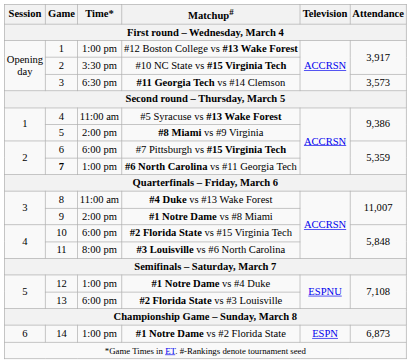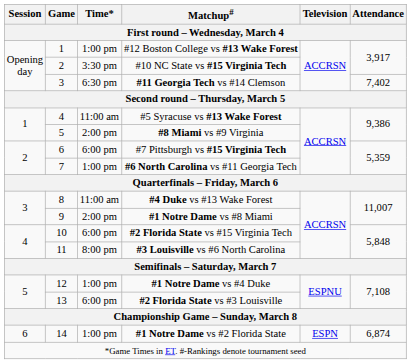(378, 82) 3,573 -> (378, 82) 7,402
(61, 166) bold -> (61, 166) normal
(378, 333) 6,873 -> (378, 333) 6,874
